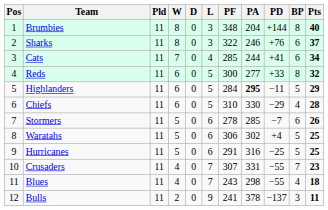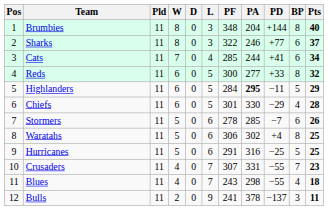(277, 43) +76 -> (277, 43) +77
(230, 105) 310 -> (230, 105) 301
(297, 136) 5 -> (297, 136) 8
